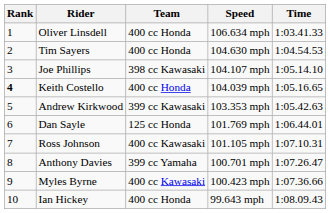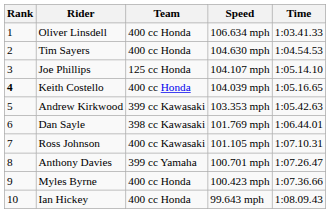(167, 69) 398 cc Kawasaki -> (159, 69) 125 cc Honda
(159, 125) 125 cc Honda -> (167, 125) 398 cc Kawasaki
(167, 180) 400 cc Kawasaki -> (159, 180) 400 cc Honda
